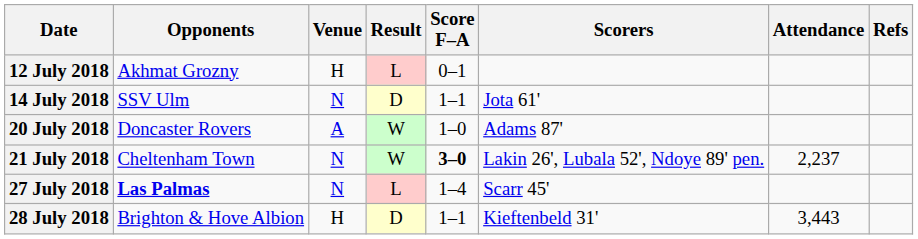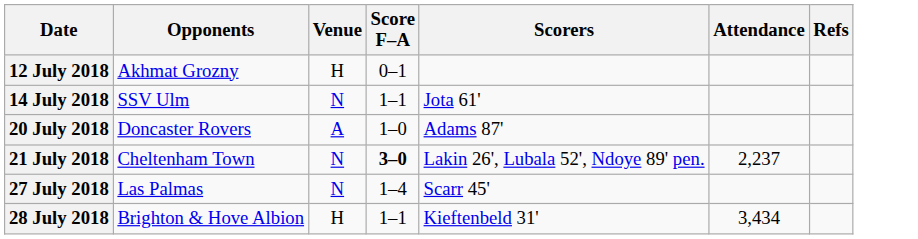- column: (396, 29)
(163, 188) bold -> (160, 188) normal
(819, 218) 3,443 -> (759, 218) 3,434
